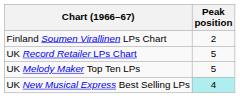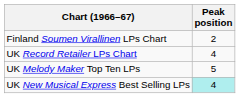(213, 54) 5 -> (213, 54) 4
